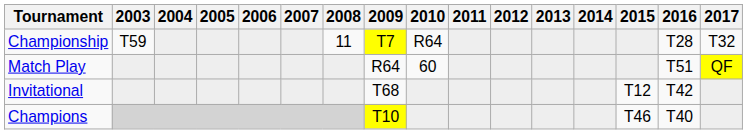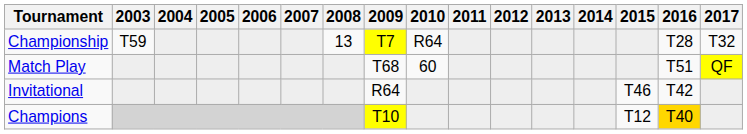(344, 41) 11 -> (344, 41) 13
(386, 66) R64 -> (386, 66) T68
(386, 91) T68 -> (386, 91) R64
(637, 91) T12 -> (637, 91) T46
(637, 116) T46 -> (637, 116) T12
(680, 116) no background -> (680, 116) gold background
